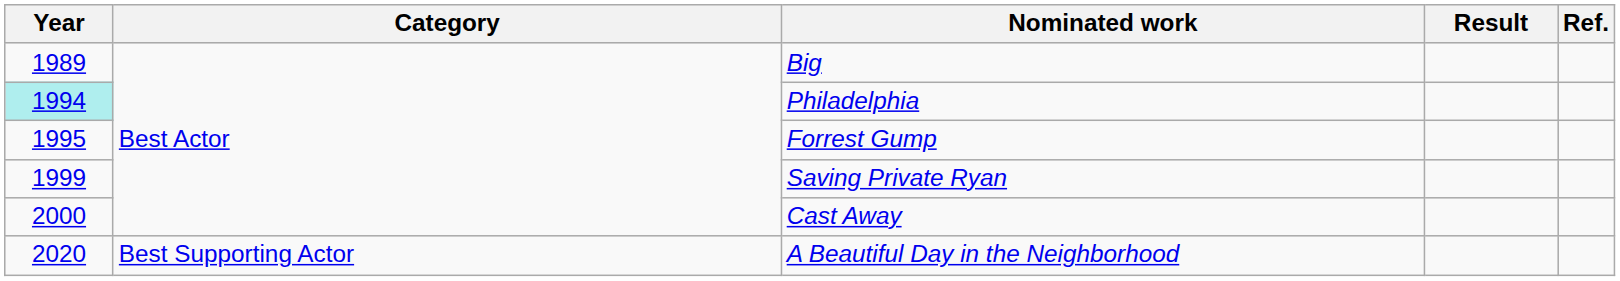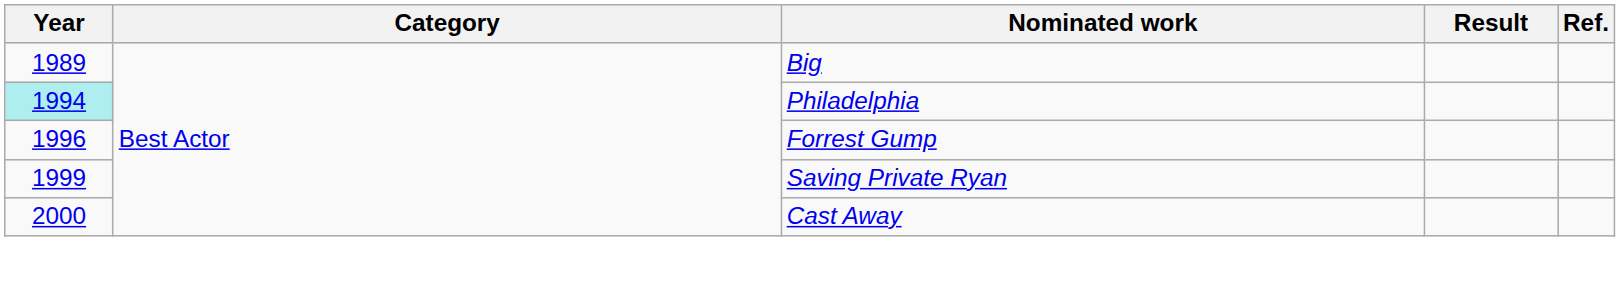(59, 139) 1995 -> (59, 139) 1996
- row: (983, 255)
